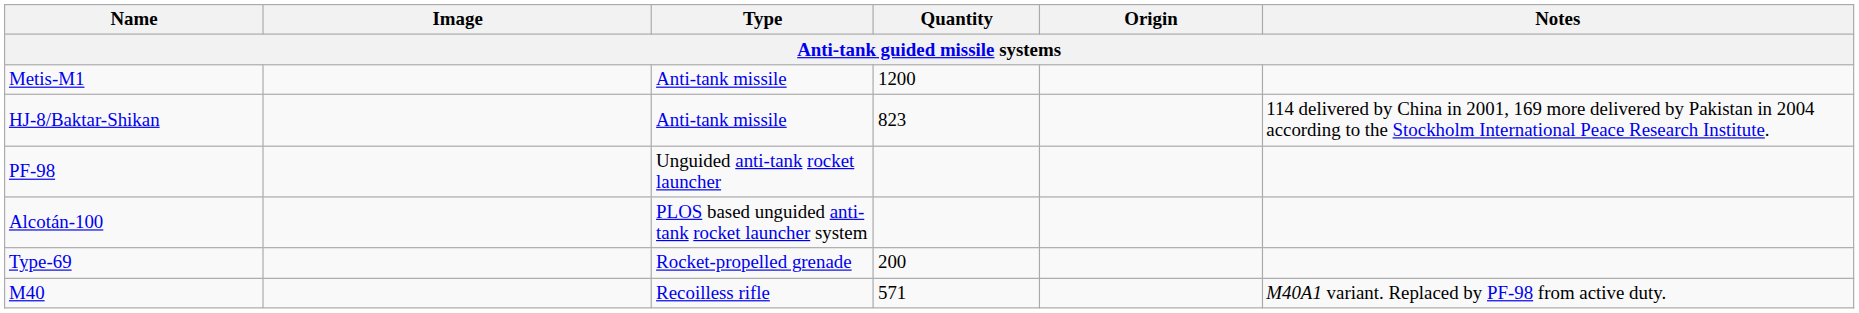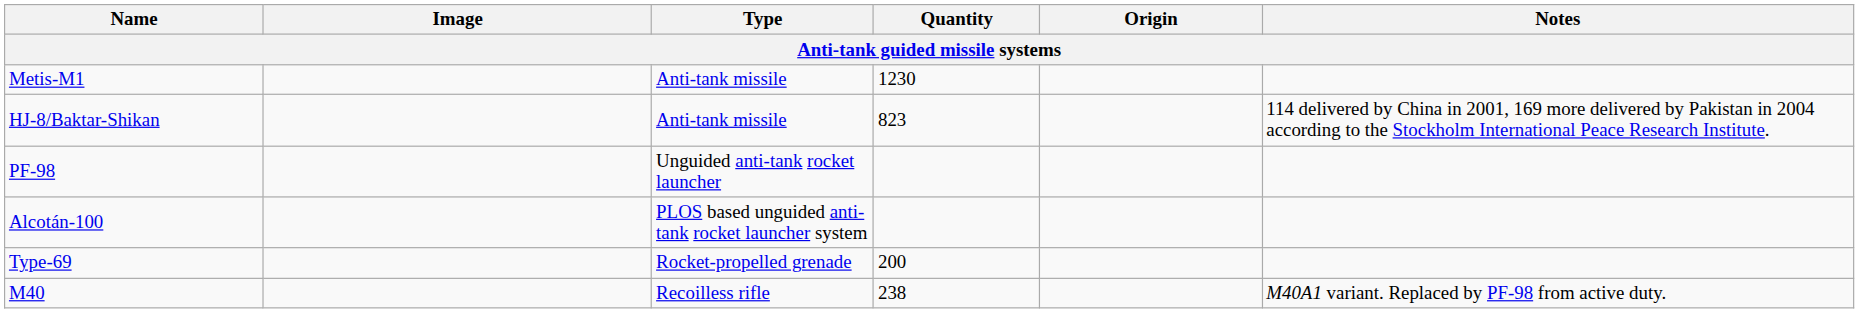(897, 79) 1200 -> (897, 79) 1230
(892, 292) 571 -> (892, 292) 238
